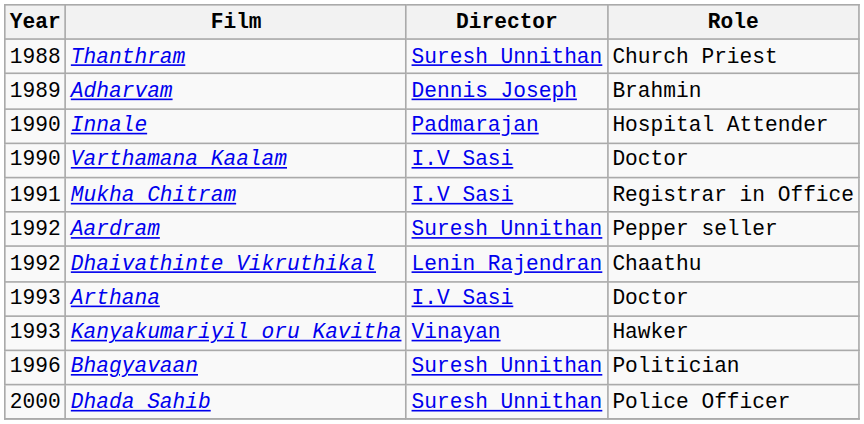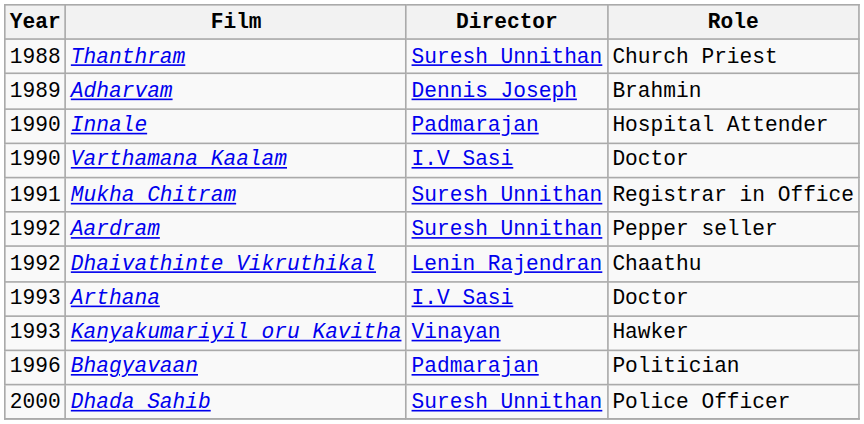(462, 195) I.V Sasi -> (507, 195) Suresh Unnithan
(507, 367) Suresh Unnithan -> (475, 367) Padmarajan
